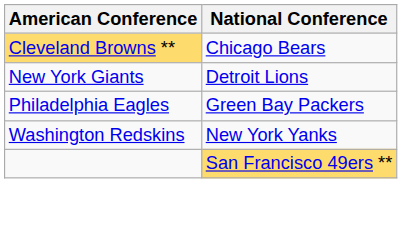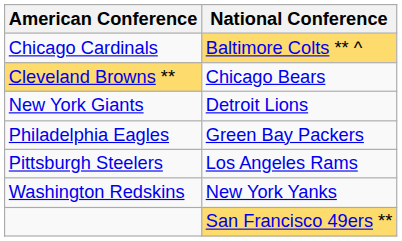+ row: (83, 47)
+ row: (86, 163)
